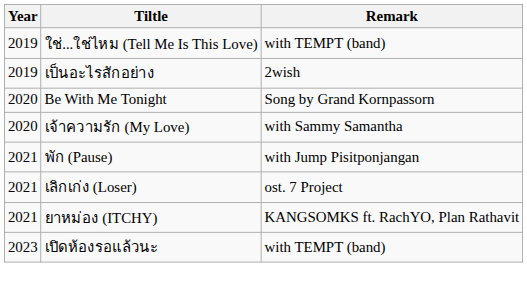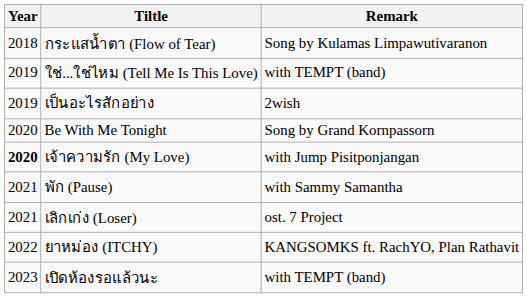+ row: (130, 43)
(23, 126) normal -> (23, 157) bold
(334, 126) with Sammy Samantha -> (342, 157) with Jump Pisitponjangan
(342, 157) with Jump Pisitponjangan -> (334, 187) with Sammy Samantha
(23, 217) 2021 -> (23, 247) 2022
